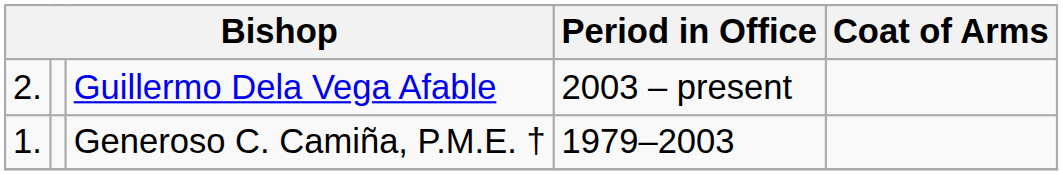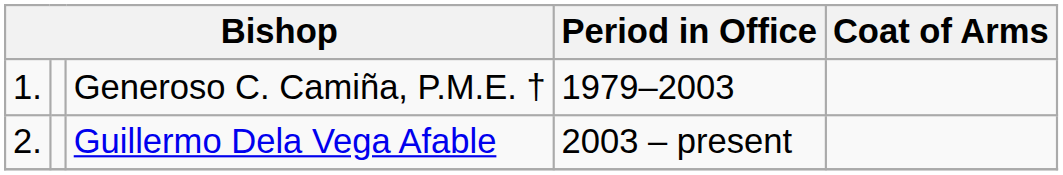rows swapped: (310, 141) <-> (285, 86)
